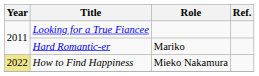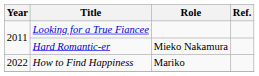(169, 46) Mariko -> (191, 46) Mieko Nakamura
(17, 63) khaki background -> (17, 63) no background
(191, 63) Mieko Nakamura -> (169, 63) Mariko
